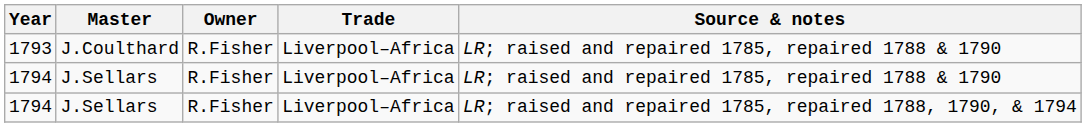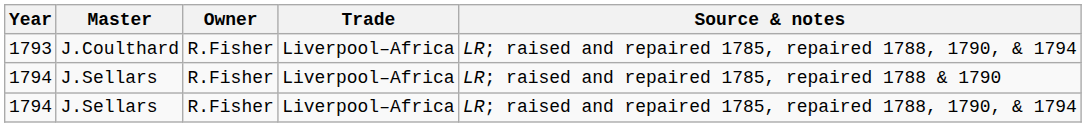(732, 49) LR; raised and repaired 1785, repaired 1788 & 1790 -> (770, 49) LR; raised and repaired 1785, repaired 1788, 1790, & 1794
